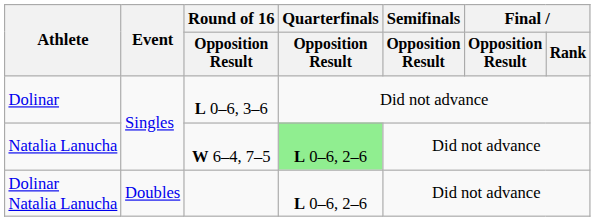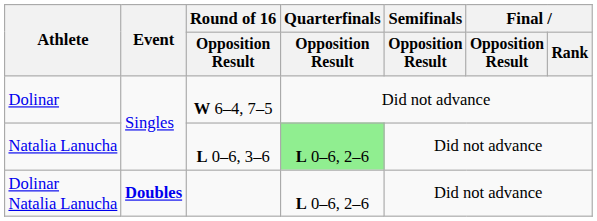(231, 109) L 0–6, 3–6 -> (233, 109) W 6–4, 7–5
(231, 156) W 6–4, 7–5 -> (233, 156) L 0–6, 3–6
(153, 193) normal -> (154, 193) bold
